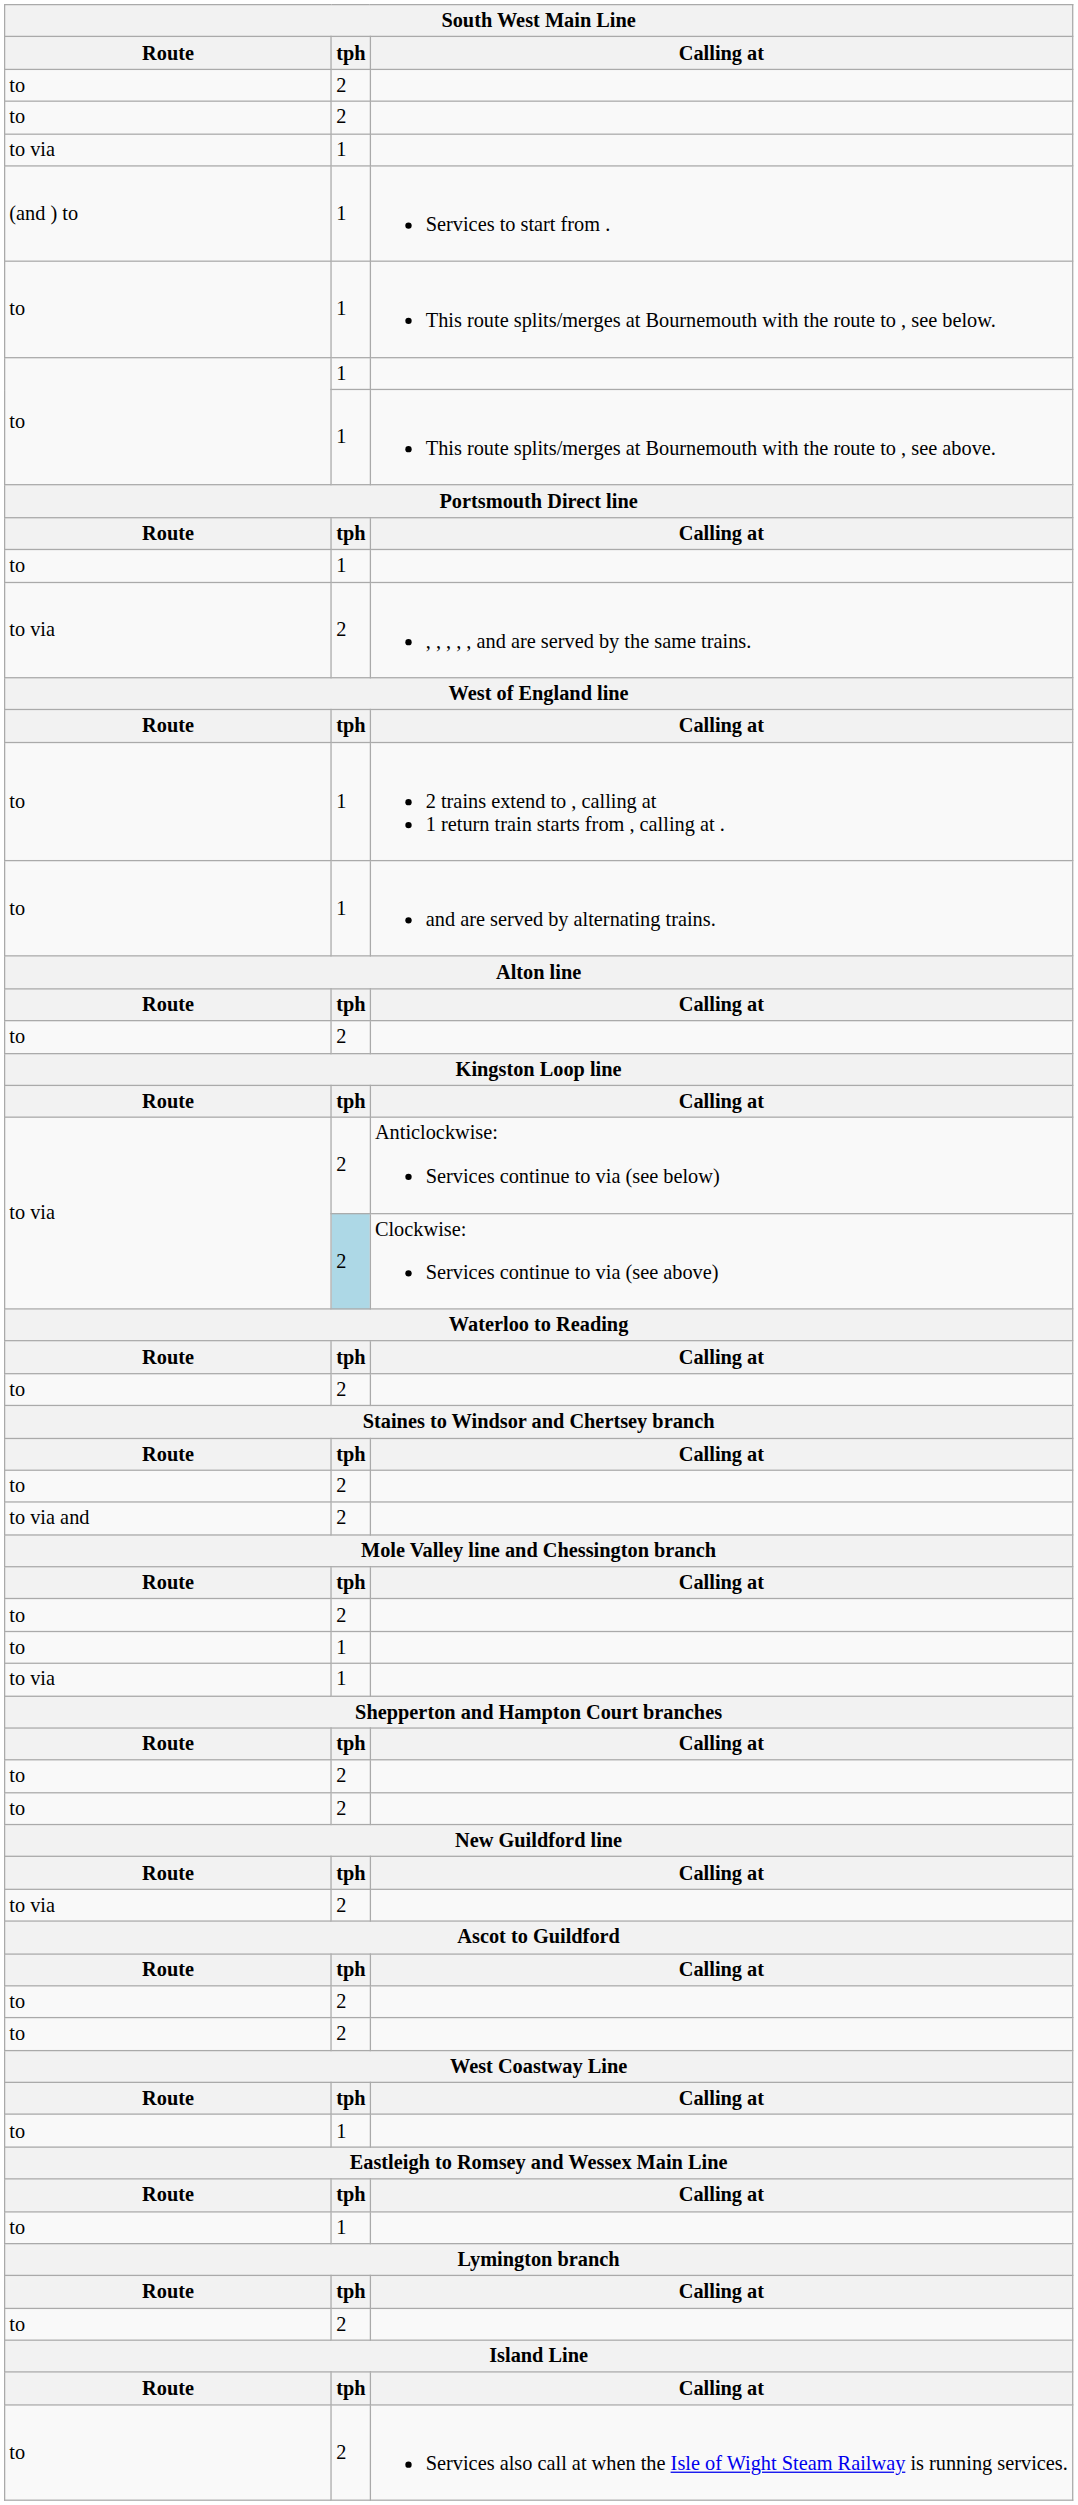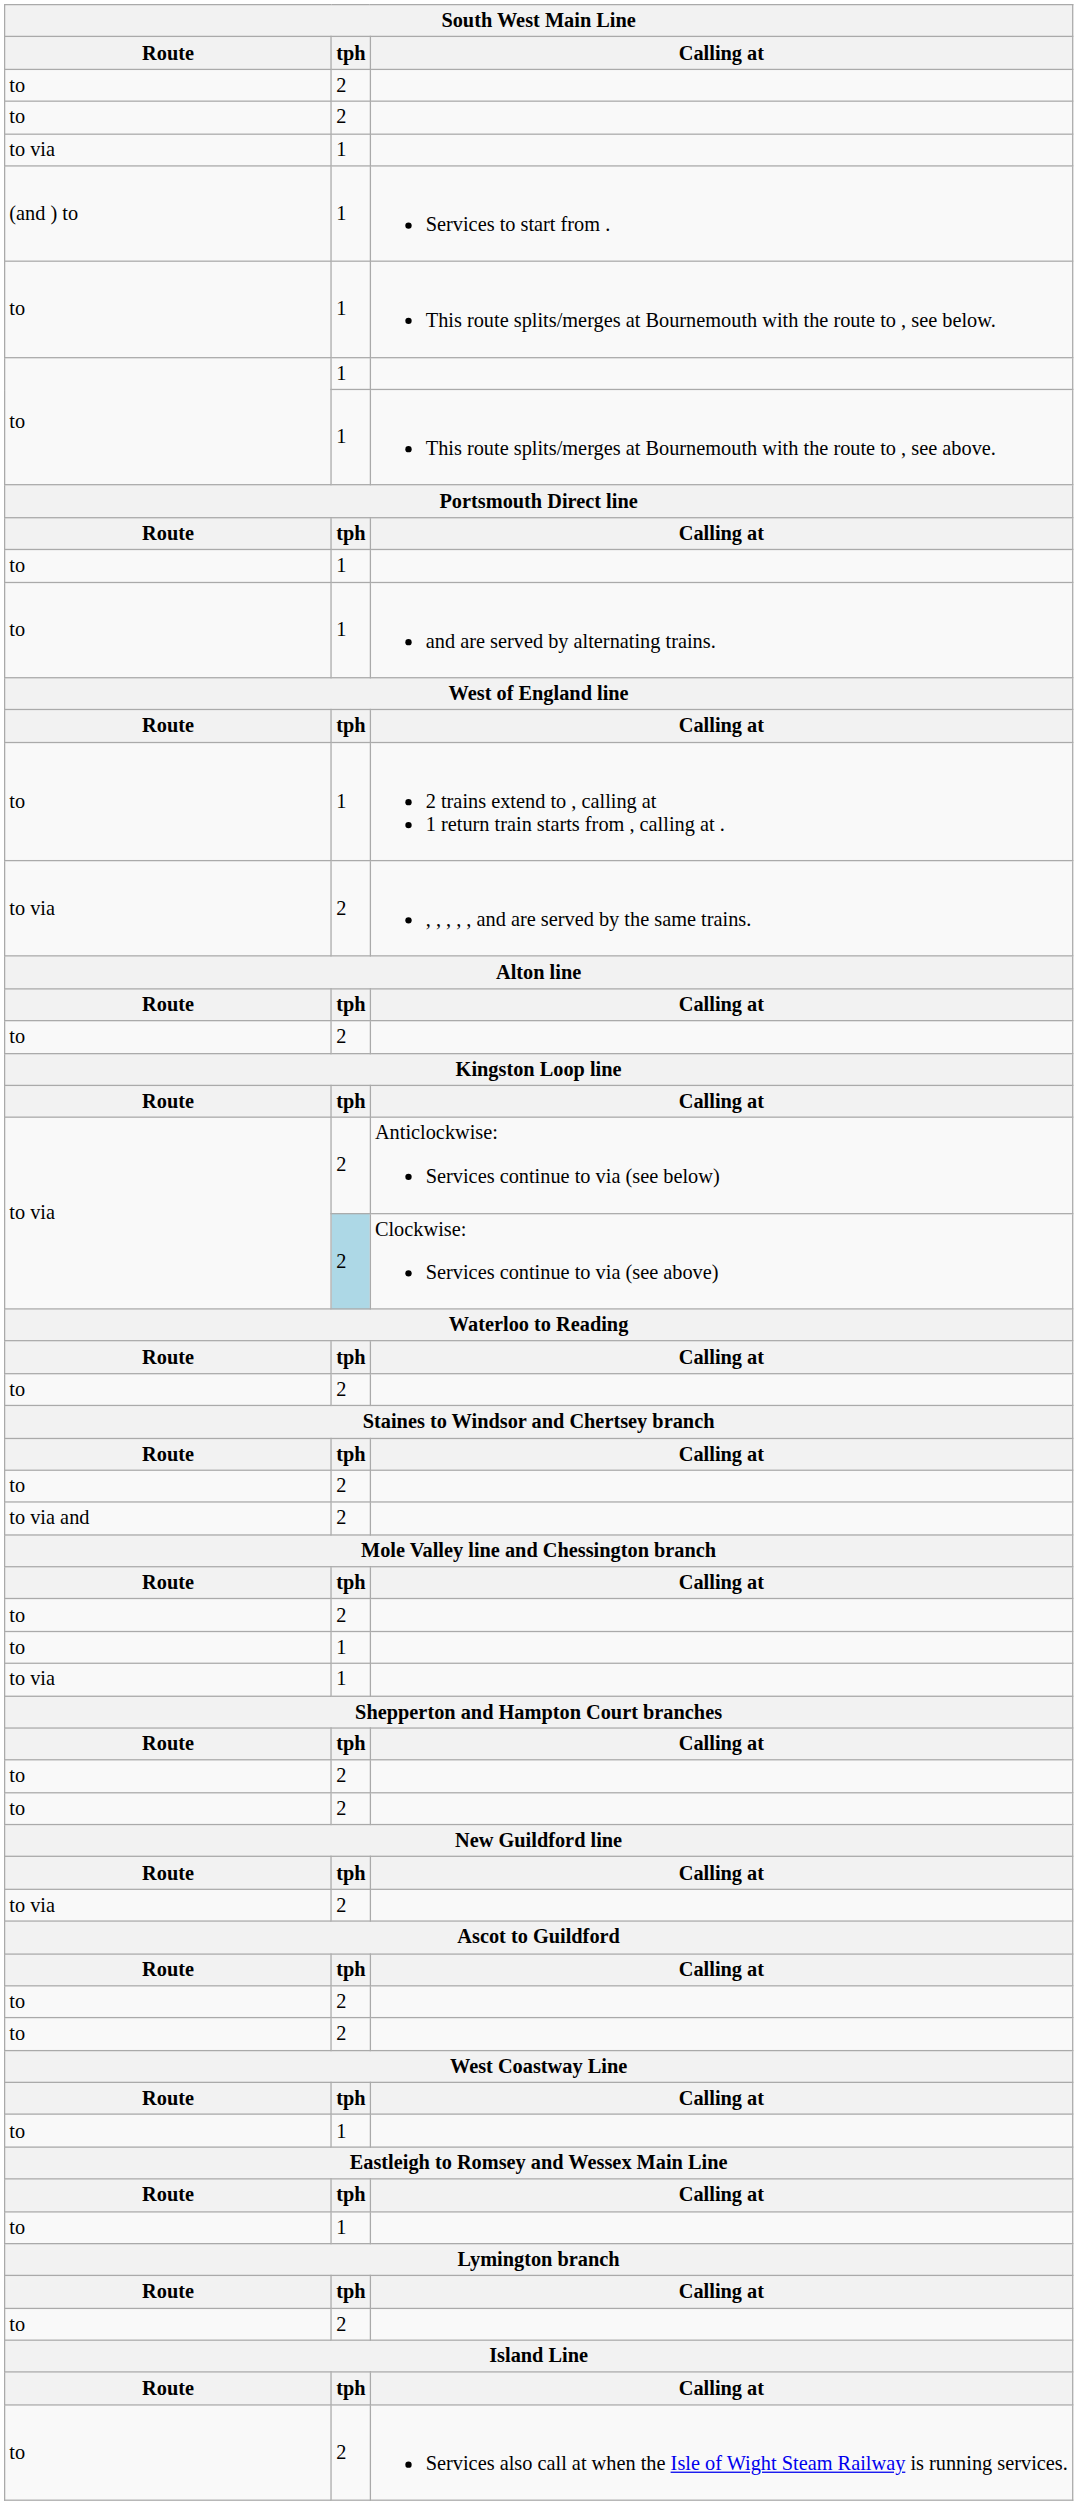rows swapped: (32, 629) <-> (17, 908)
